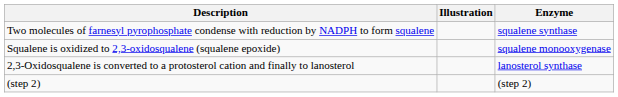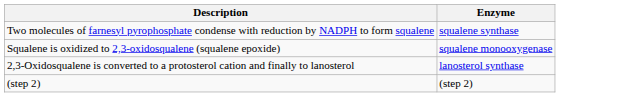- column: (466, 13)
